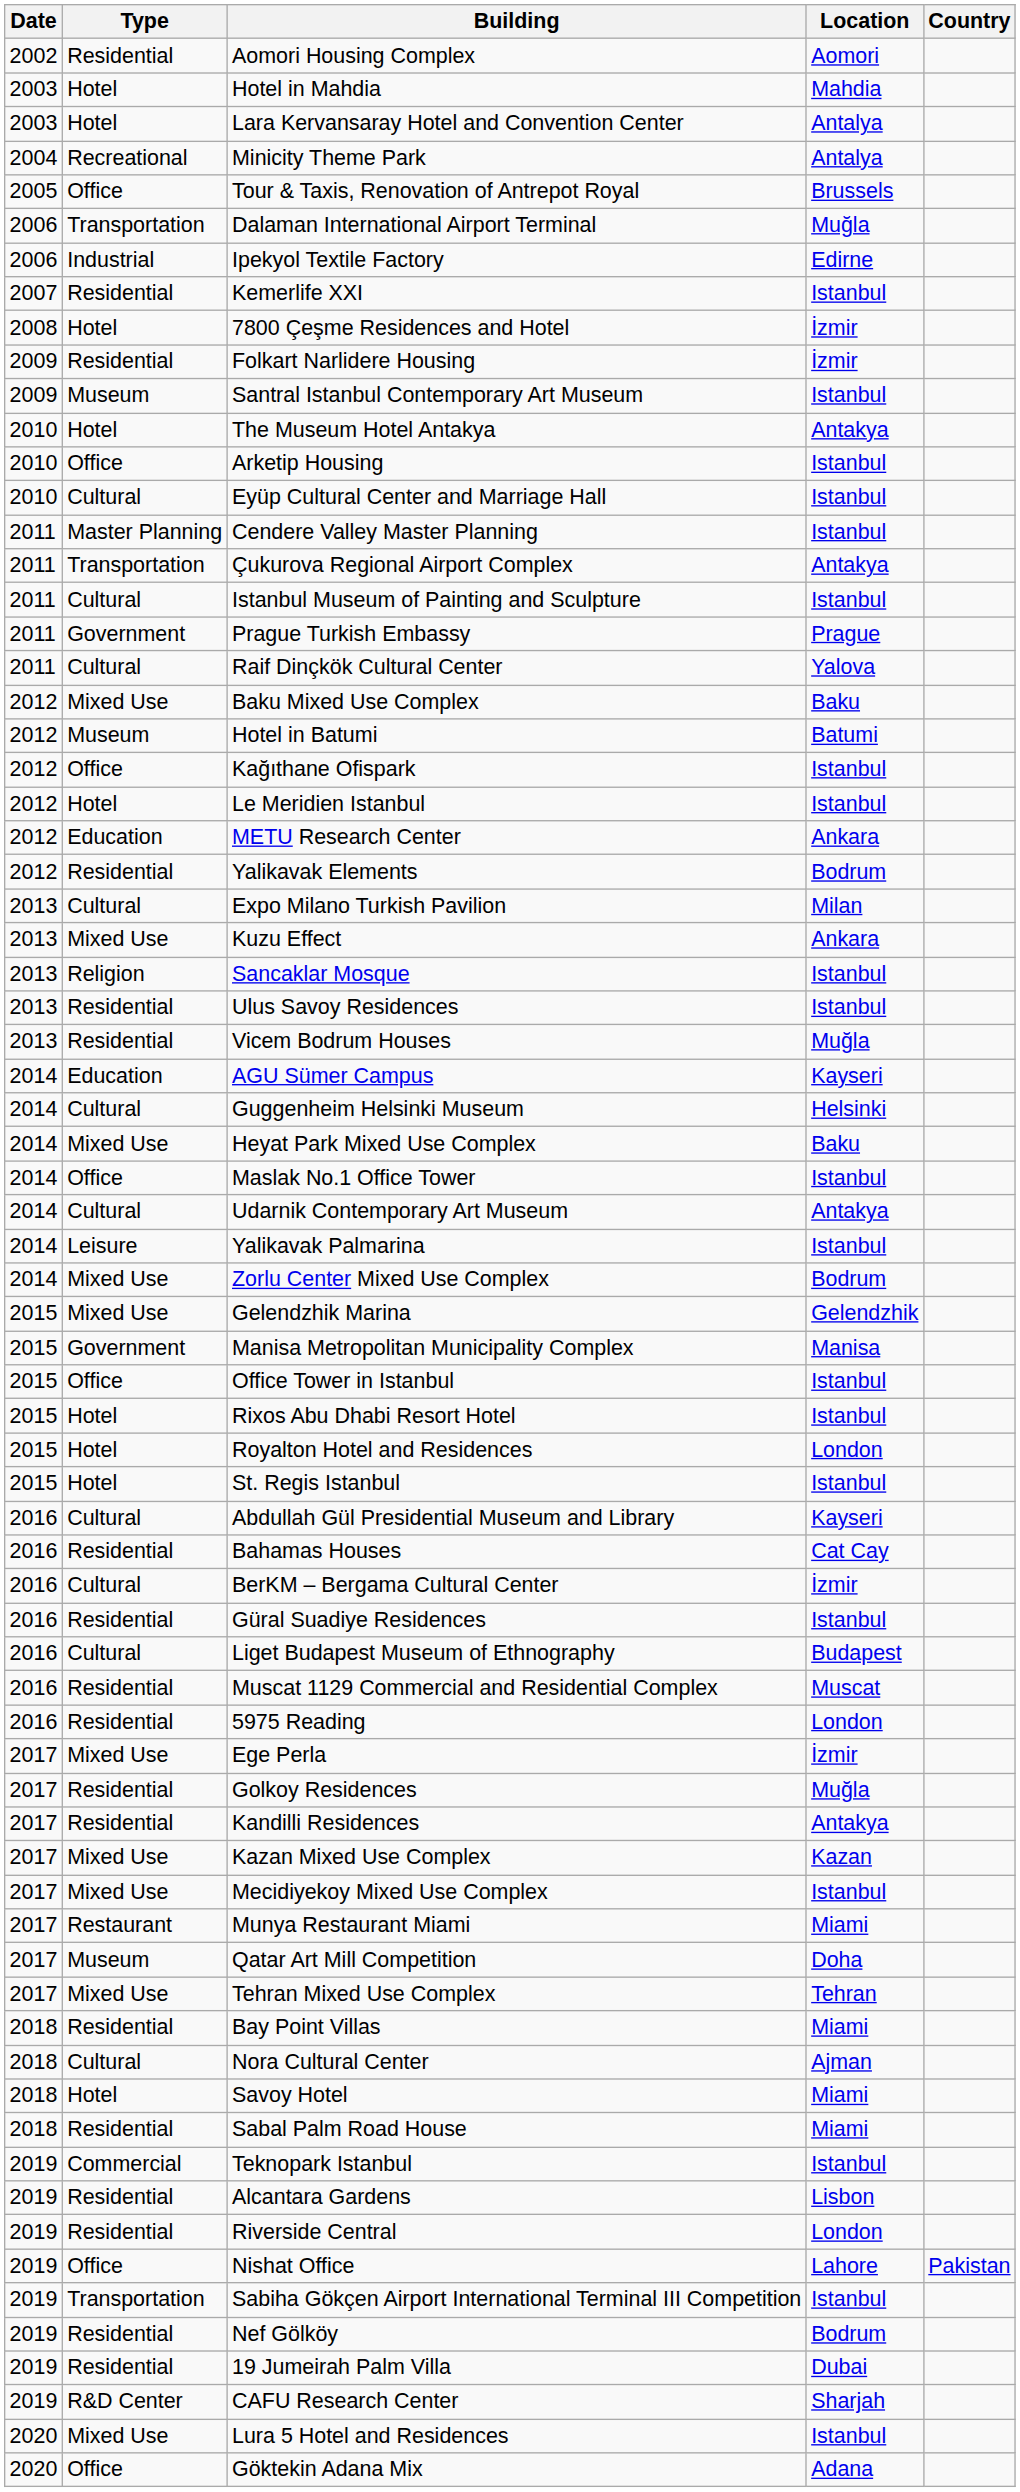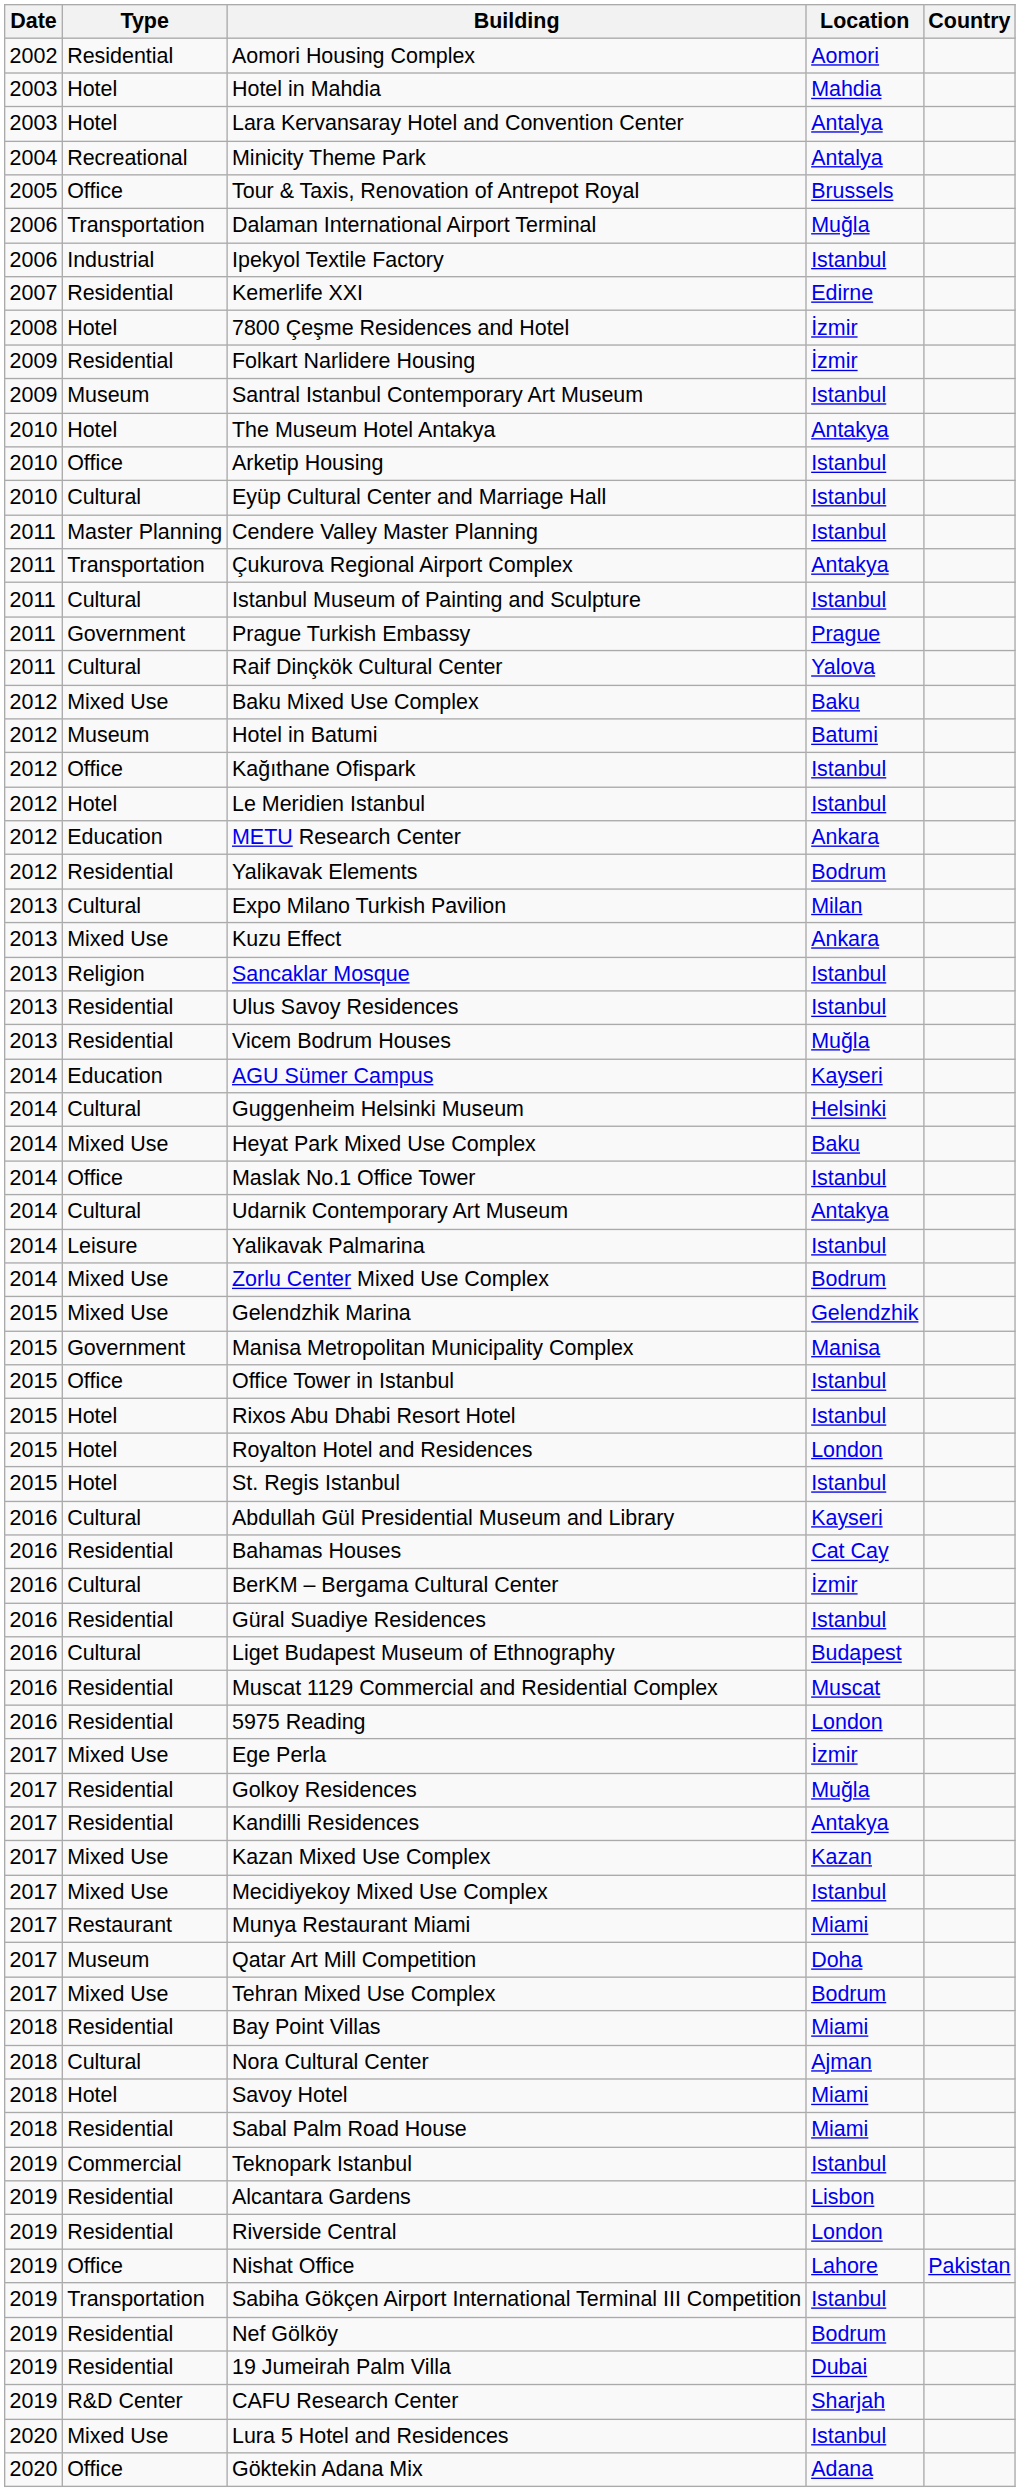(842, 259) Edirne -> (849, 259) Istanbul
(849, 293) Istanbul -> (842, 293) Edirne
(844, 1993) Tehran -> (849, 1993) Bodrum
